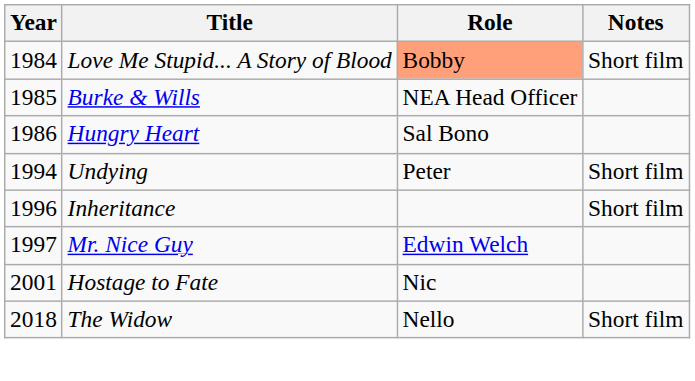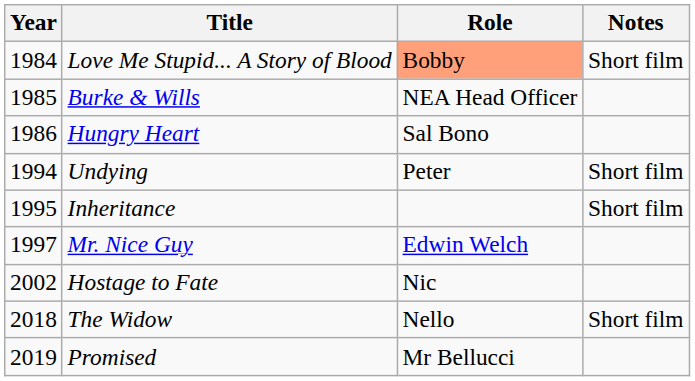(33, 208) 1996 -> (33, 208) 1995
(33, 282) 2001 -> (33, 282) 2002
+ row: (112, 356)
